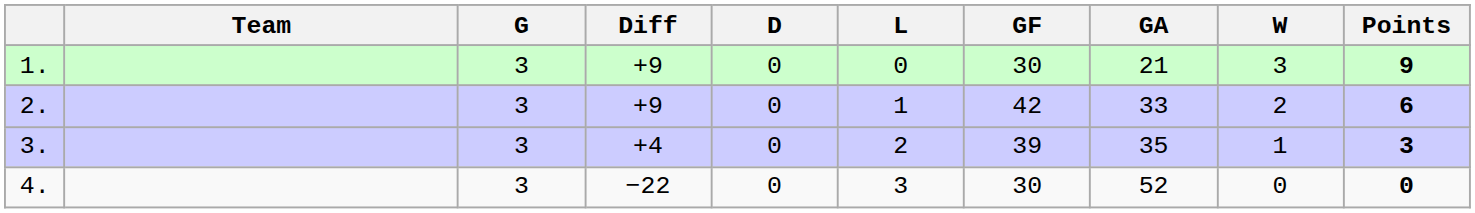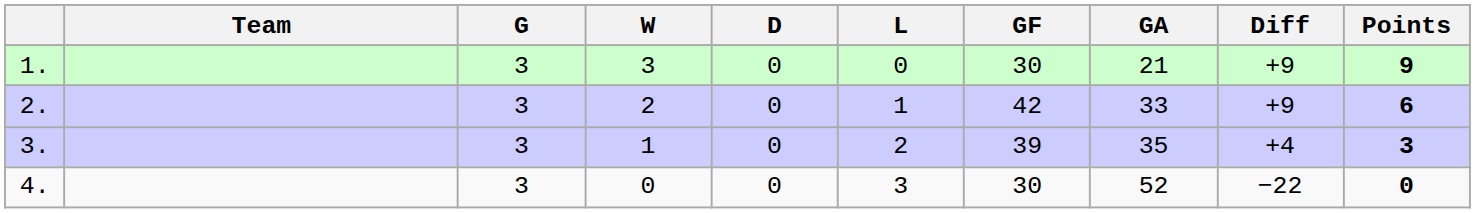columns swapped: (1280, 25) <-> (648, 25)
